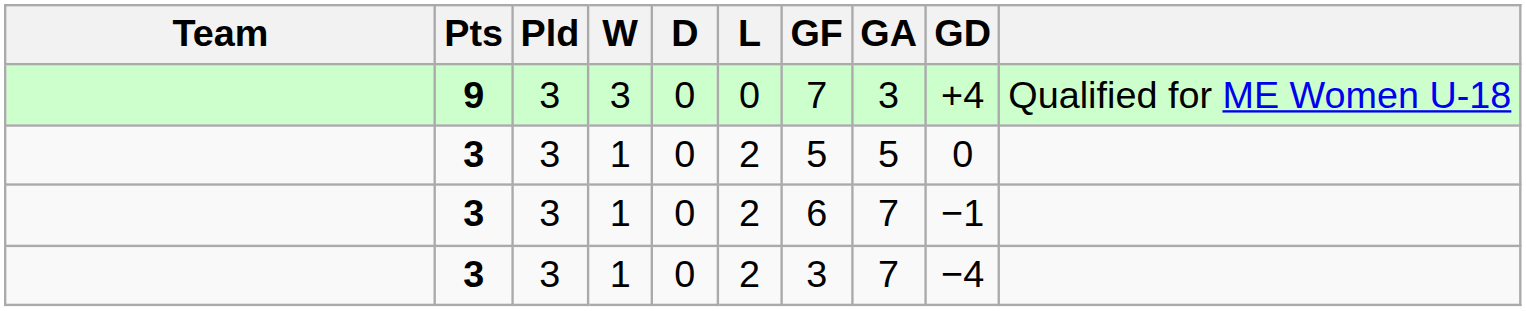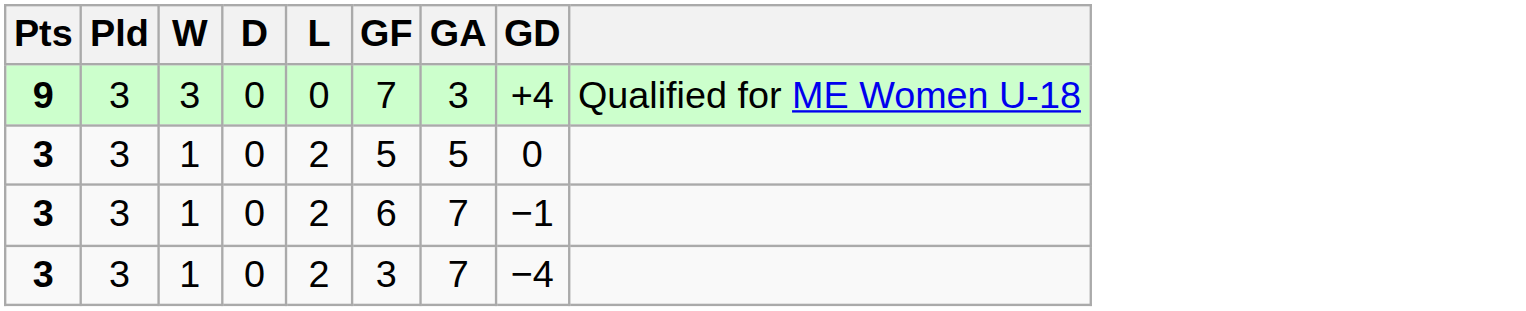- column: (220, 34)
